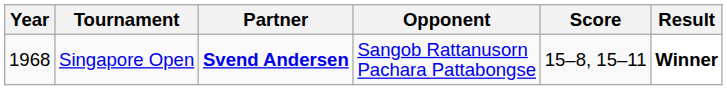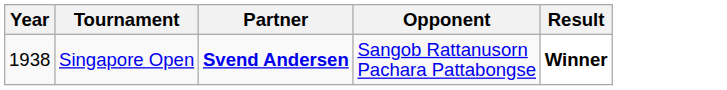- column: (596, 20)
(30, 59) 1968 -> (30, 59) 1938
